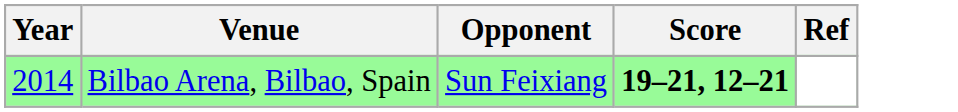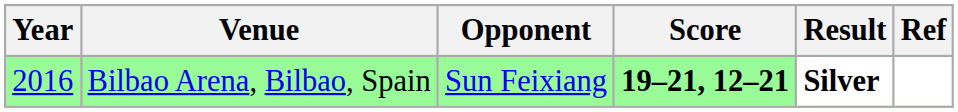+ column: (845, 30)
(43, 80) 2014 -> (43, 80) 2016
